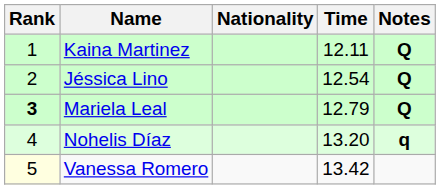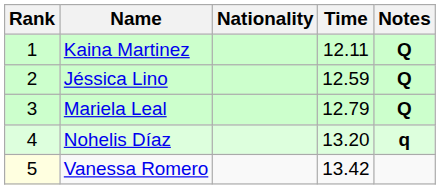(346, 79) 12.54 -> (346, 79) 12.59
(32, 109) bold -> (32, 109) normal
